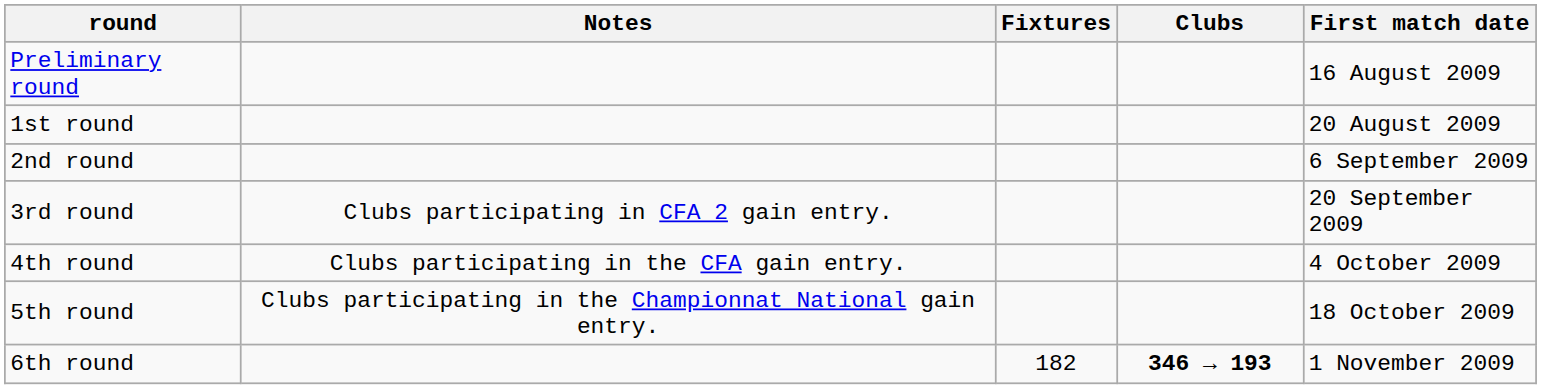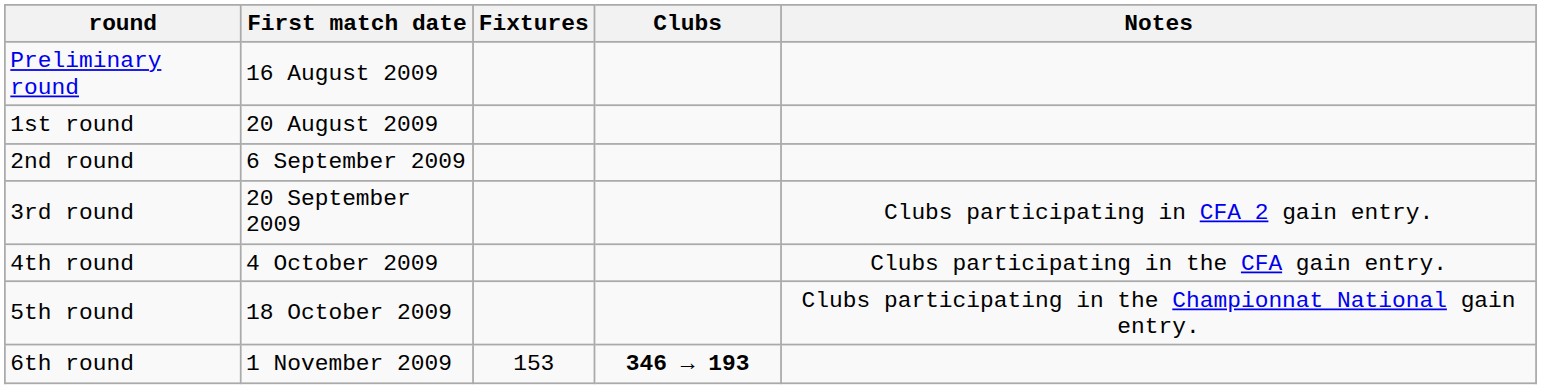columns swapped: (1420, 24) <-> (618, 24)
(1056, 364) 182 -> (534, 364) 153
